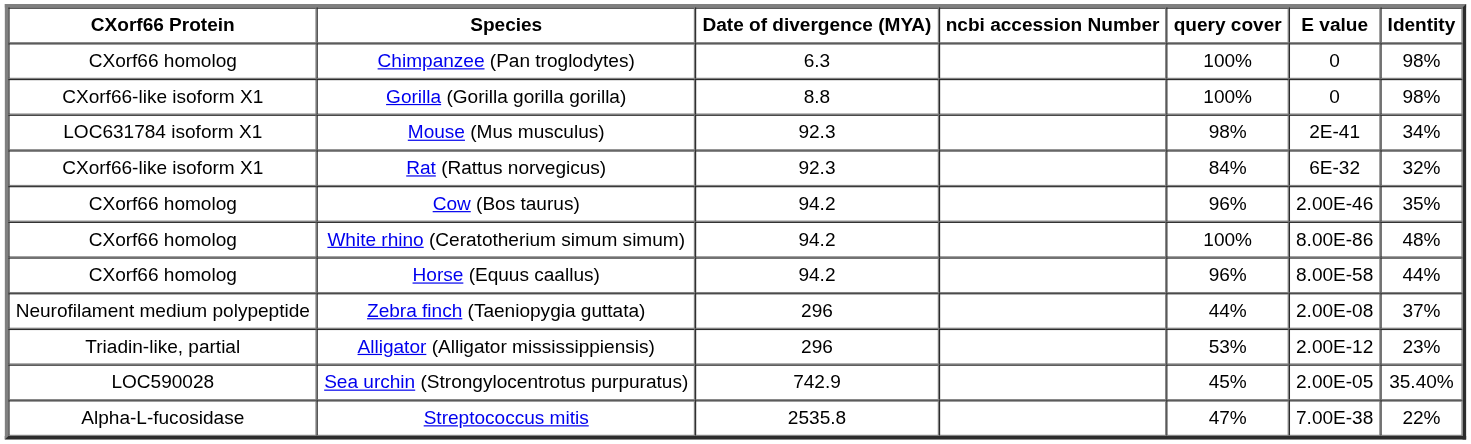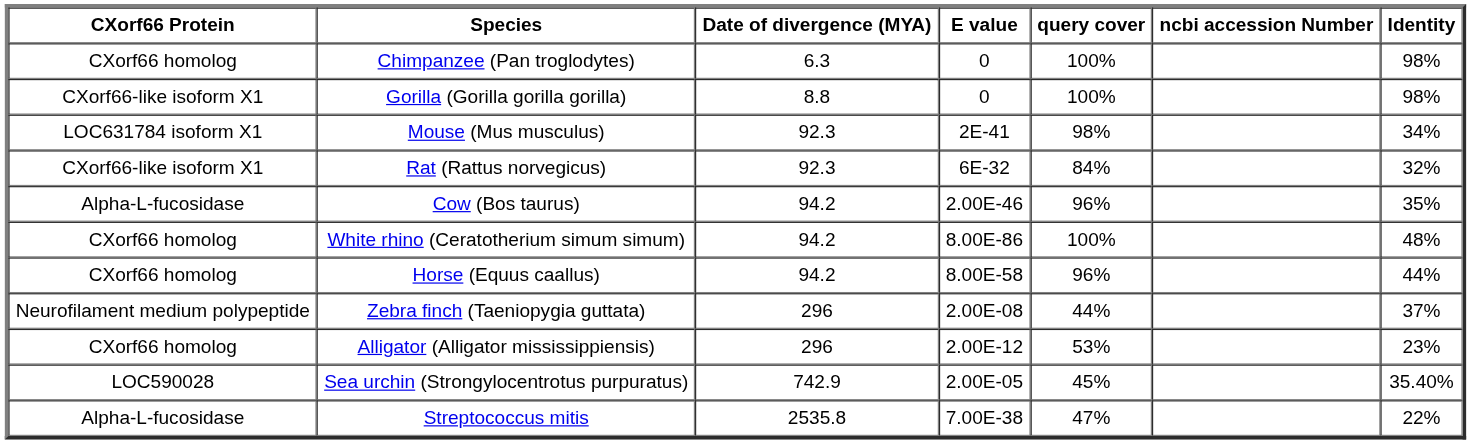columns swapped: (1053, 25) <-> (1335, 25)
(163, 203) CXorf66 homolog -> (163, 203) Alpha-L-fucosidase
(163, 346) Triadin-like, partial -> (163, 346) CXorf66 homolog
